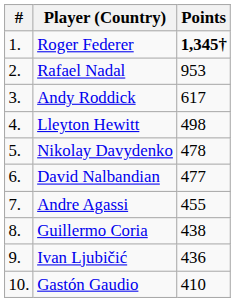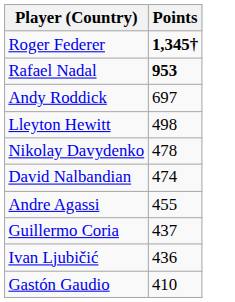- column: (19, 17)
(193, 71) normal -> (165, 71) bold
(193, 97) 617 -> (165, 97) 697
(193, 177) 477 -> (165, 177) 474
(193, 230) 438 -> (165, 230) 437
